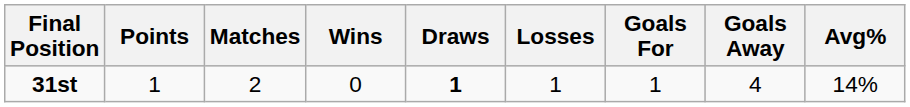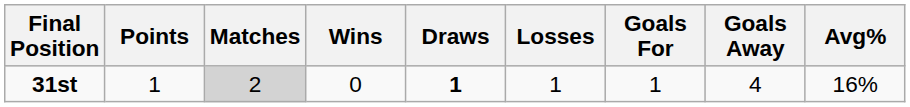(255, 84) no background -> (255, 84) lightgrey background
(855, 84) 14% -> (855, 84) 16%
